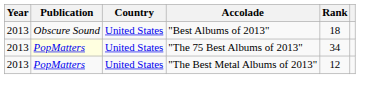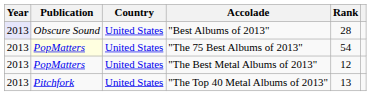(18, 30) no background -> (18, 30) lavender background
(335, 30) 18 -> (346, 30) 28
(335, 47) 34 -> (346, 47) 54
+ row: (248, 82)
